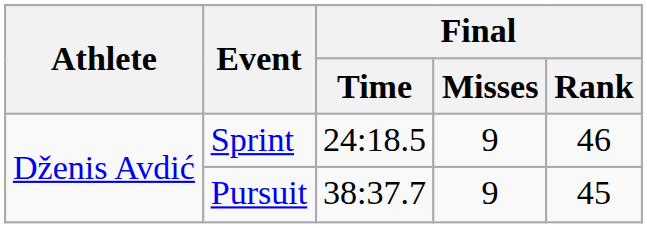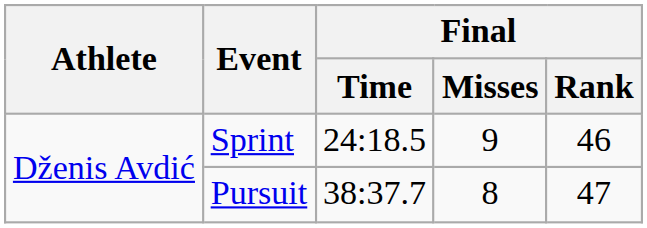(490, 193) 9 -> (490, 193) 8
(594, 193) 45 -> (594, 193) 47
